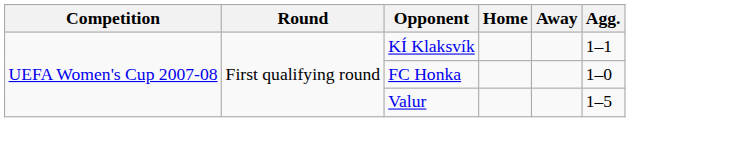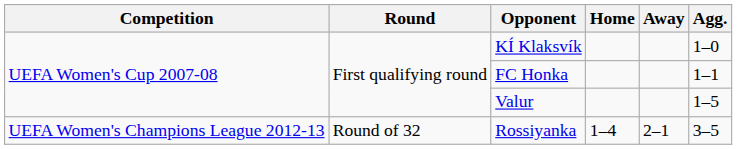(599, 46) 1–1 -> (706, 46) 1–0
(599, 74) 1–0 -> (706, 74) 1–1
+ row: (536, 130)
